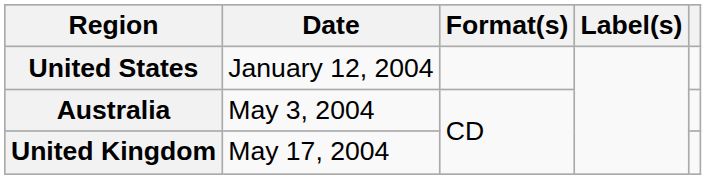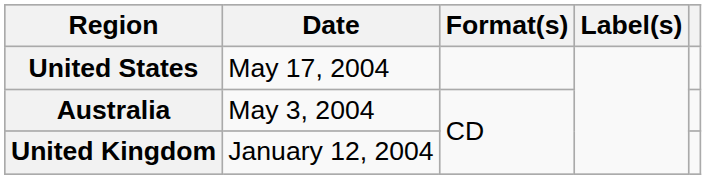(331, 67) January 12, 2004 -> (309, 67) May 17, 2004
(309, 151) May 17, 2004 -> (331, 151) January 12, 2004
